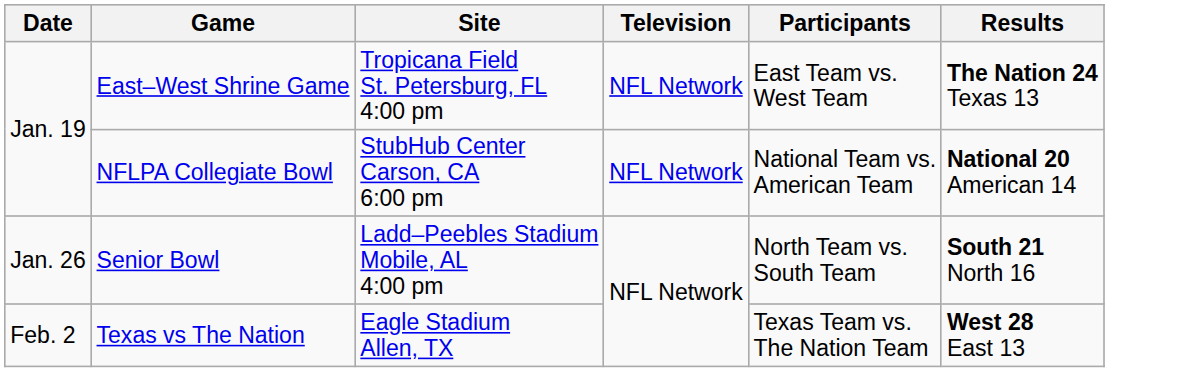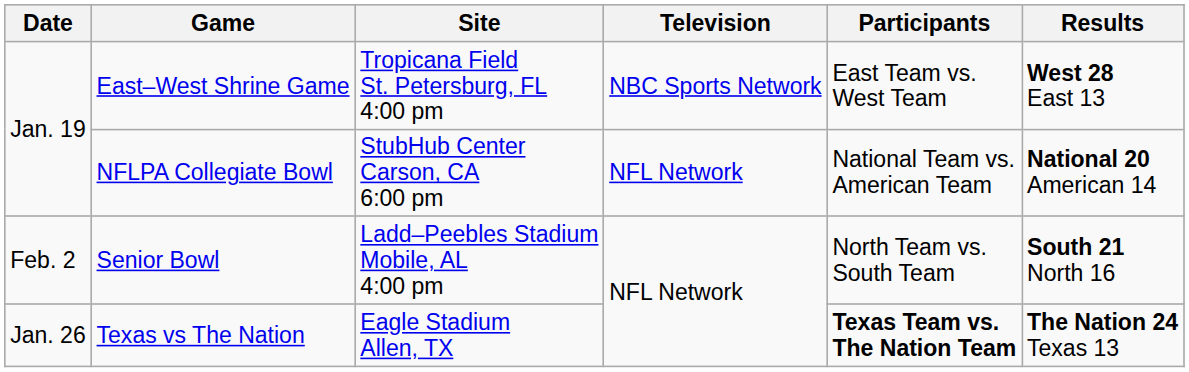(676, 85) NFL Network -> (715, 85) NBC Sports Network
(1022, 85) The Nation 24 Texas 13 -> (1070, 85) West 28 East 13
(48, 261) Jan. 26 -> (43, 261) Feb. 2
(43, 335) Feb. 2 -> (48, 335) Jan. 26
(841, 335) normal -> (924, 335) bold
(990, 335) West 28 East 13 -> (1103, 335) The Nation 24 Texas 13
